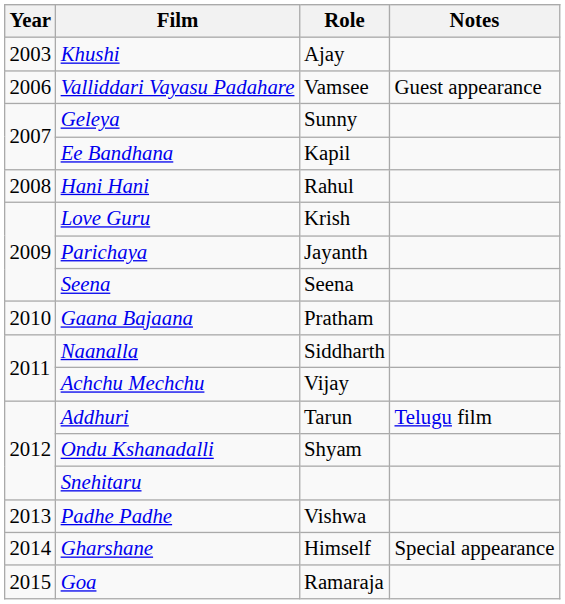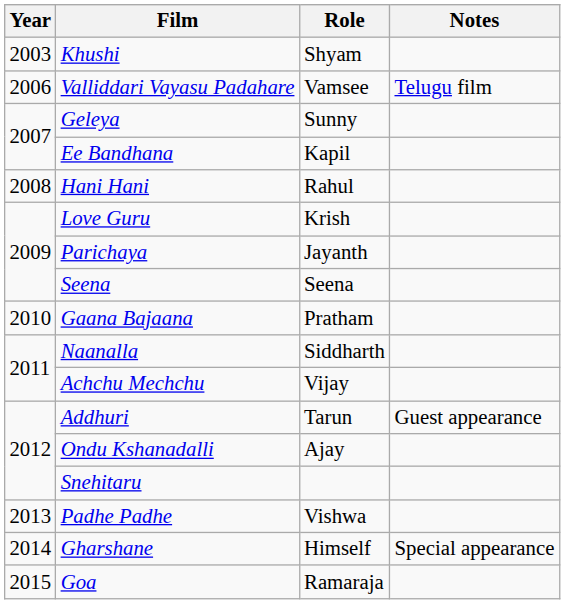(324, 53) Ajay -> (333, 53) Shyam
(468, 86) Guest appearance -> (443, 86) Telugu film
(443, 416) Telugu film -> (468, 416) Guest appearance
(333, 449) Shyam -> (324, 449) Ajay
